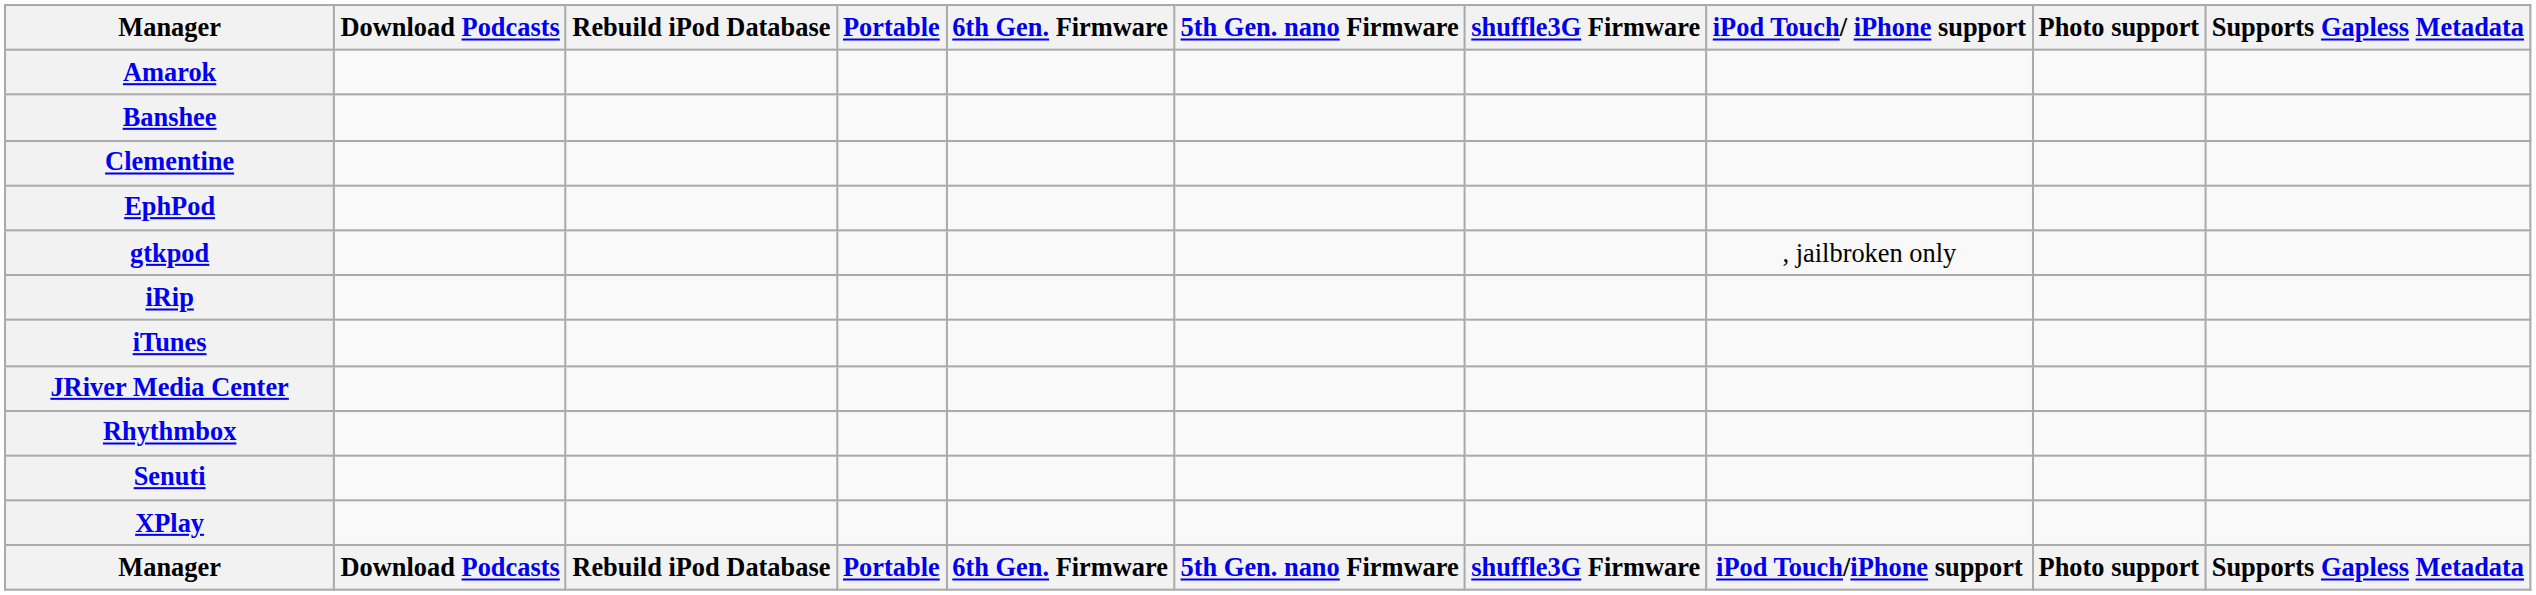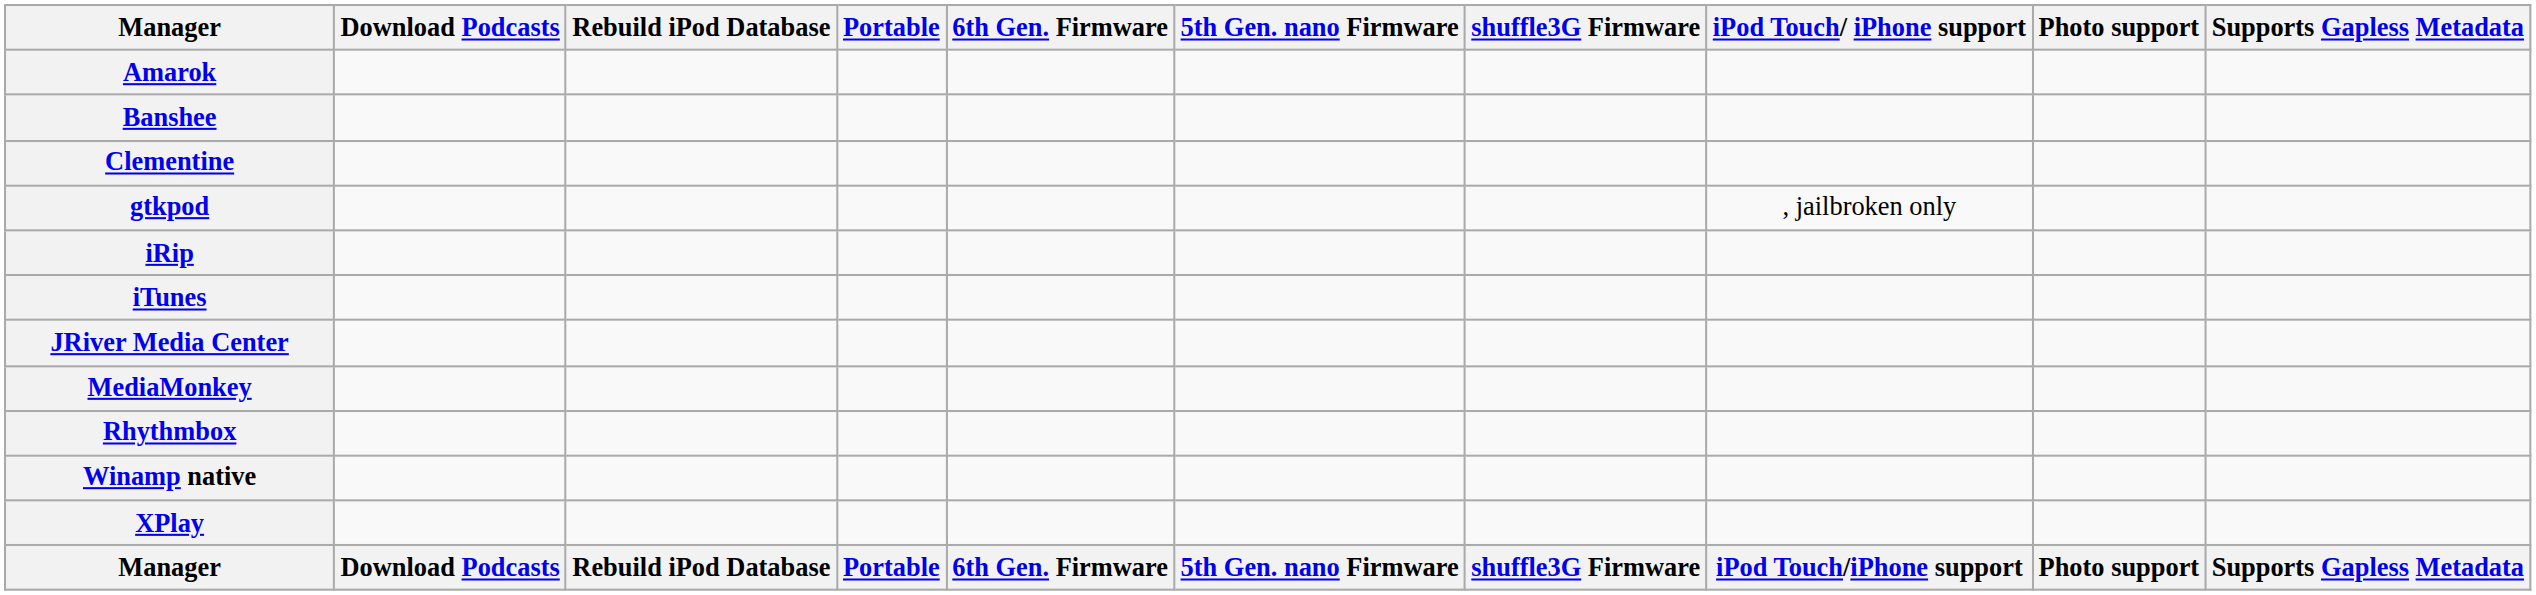- row: (170, 207)
+ row: (170, 387)
- row: (170, 477)
+ row: (170, 477)
